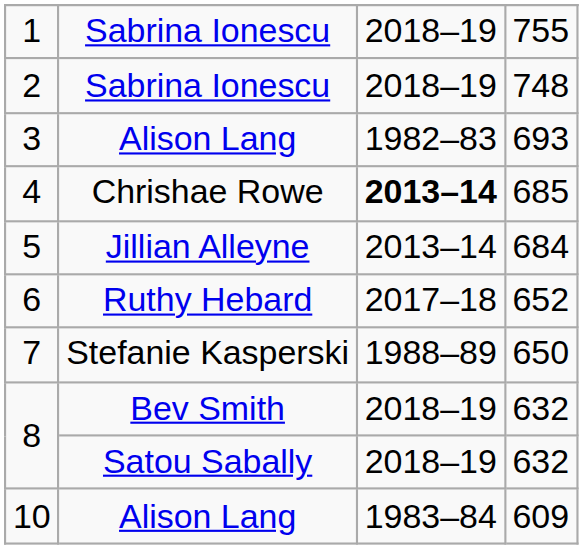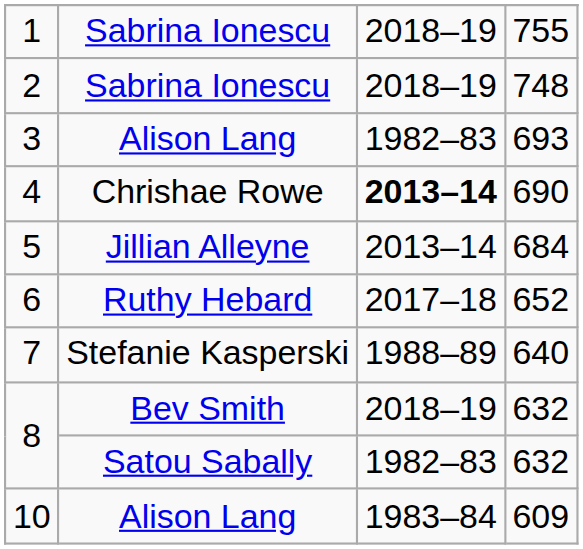(541, 192) 685 -> (541, 192) 690
(541, 354) 650 -> (541, 354) 640
(431, 461) 2018–19 -> (431, 461) 1982–83
